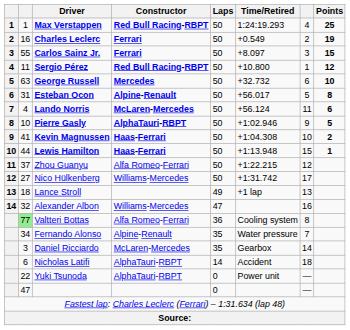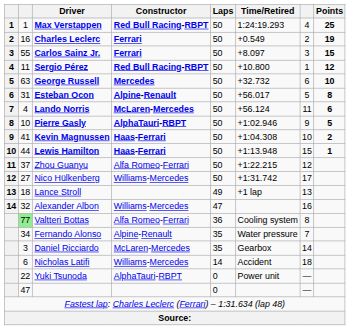(148, 262) AlphaTauri-RBPT -> (151, 262) Williams-Mercedes
